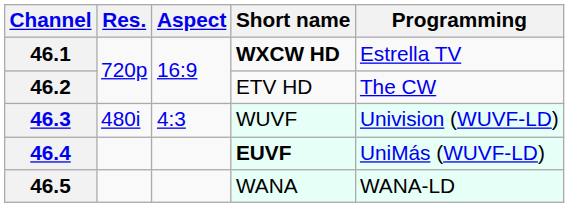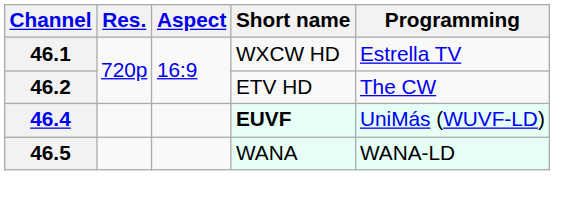(288, 53) bold -> (288, 53) normal
- row: (50, 119)
